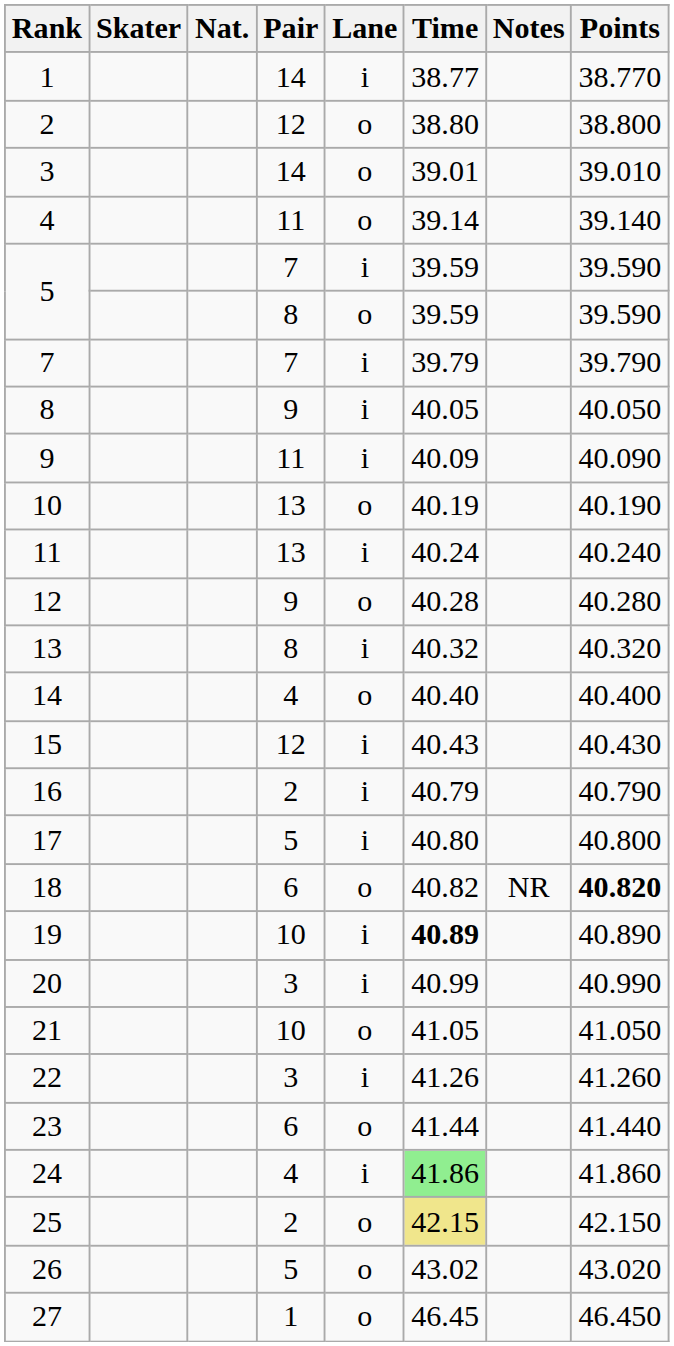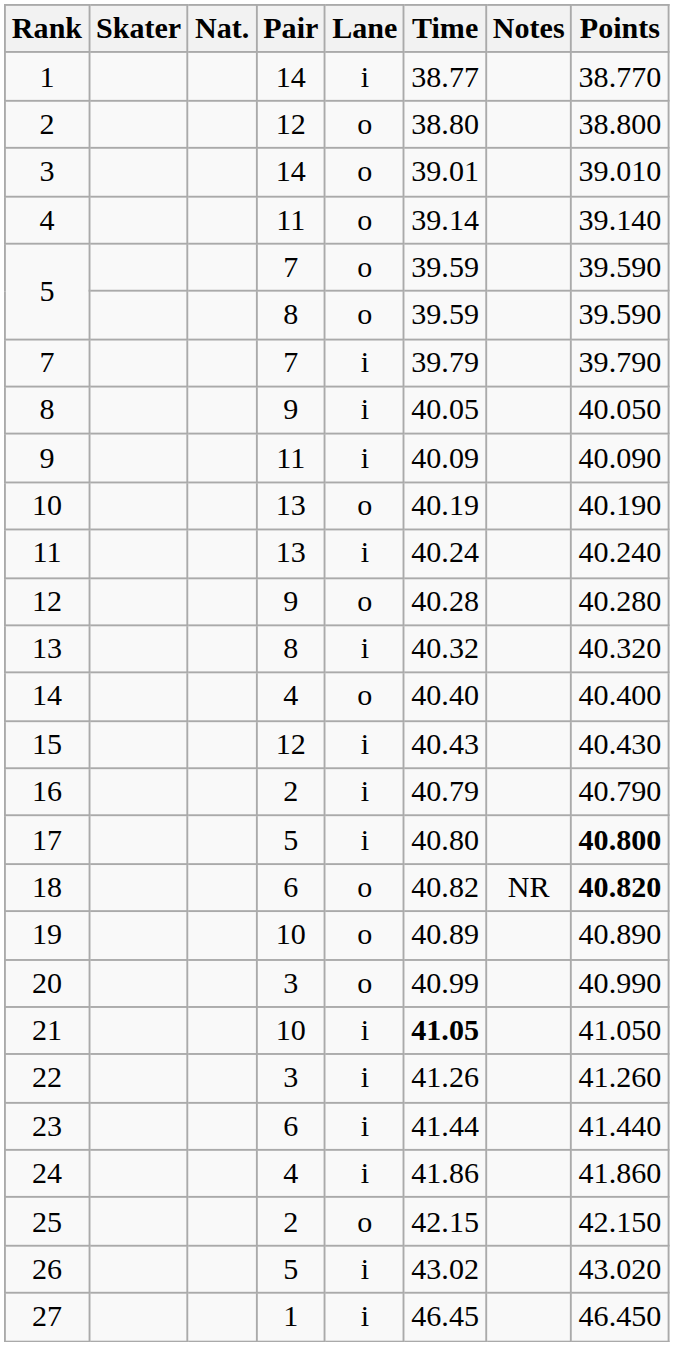(365, 266) i -> (365, 266) o
(620, 839) normal -> (620, 839) bold
(365, 934) i -> (365, 934) o
(445, 934) bold -> (445, 934) normal
(365, 982) i -> (365, 982) o
(365, 1030) o -> (365, 1030) i
(445, 1030) normal -> (445, 1030) bold
(365, 1125) o -> (365, 1125) i
(445, 1173) lightgreen background -> (445, 1173) no background
(445, 1220) khaki background -> (445, 1220) no background
(365, 1268) o -> (365, 1268) i
(365, 1316) o -> (365, 1316) i
